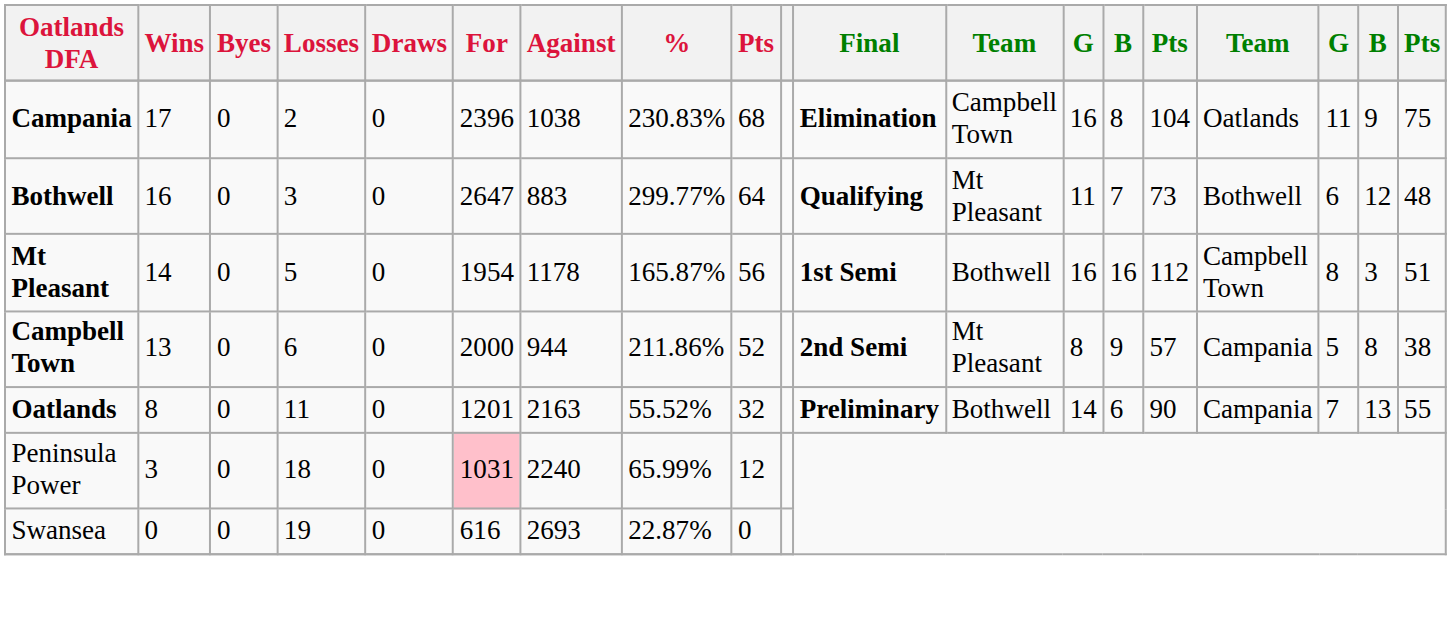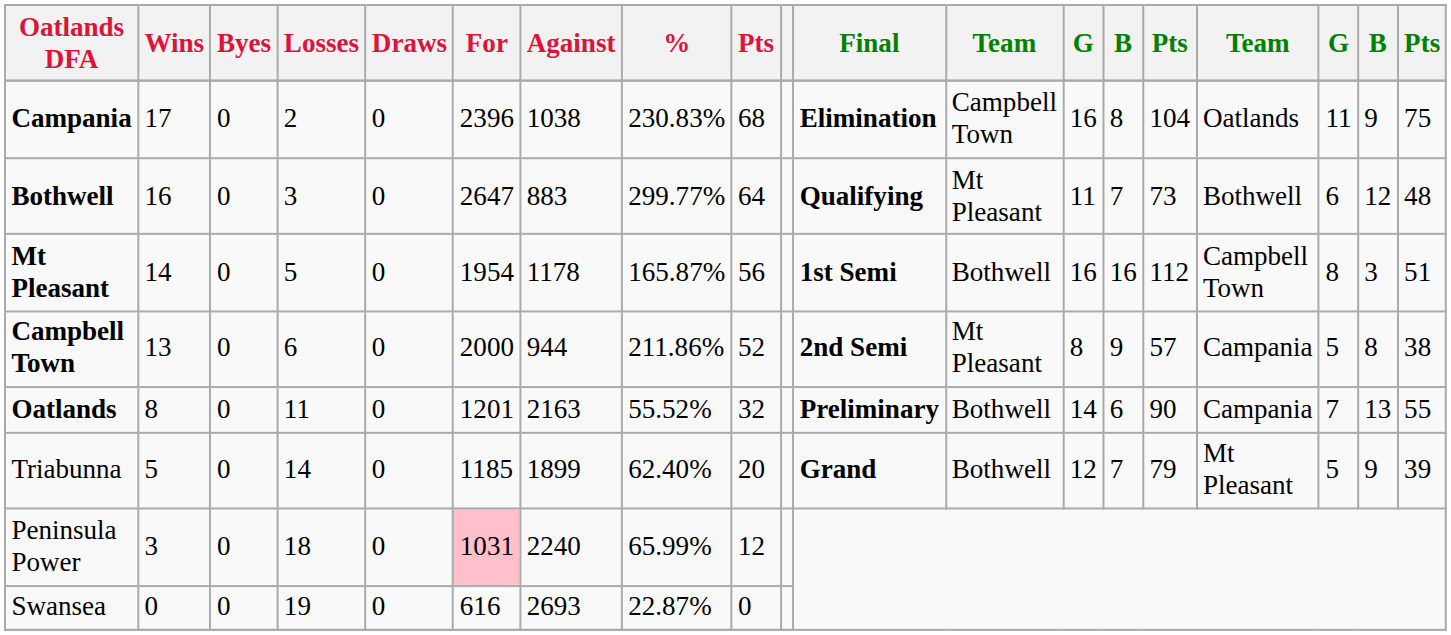+ row: (67, 469)
